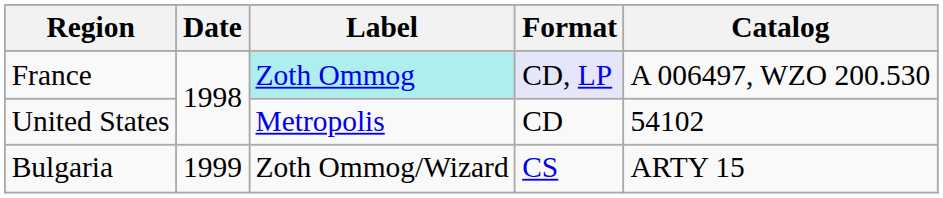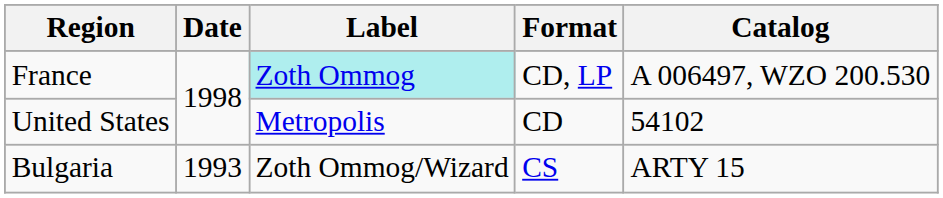(567, 74) lavender background -> (567, 74) no background
(213, 167) 1999 -> (213, 167) 1993
